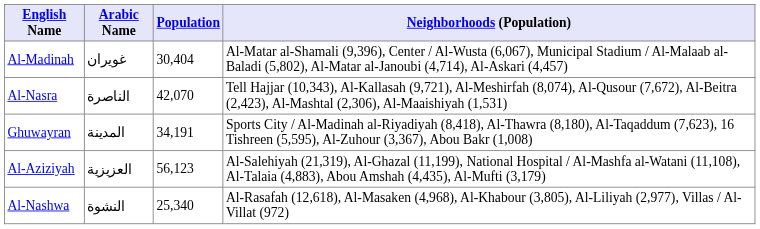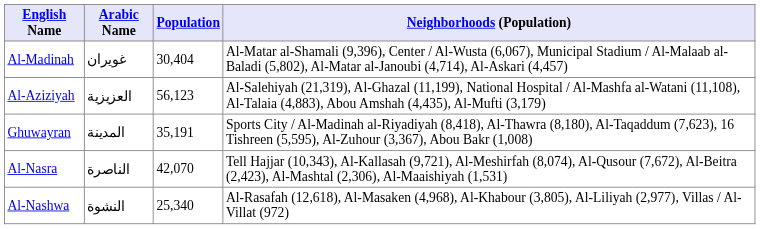rows swapped: (41, 168) <-> (32, 95)
(175, 132) 34,191 -> (175, 132) 35,191
